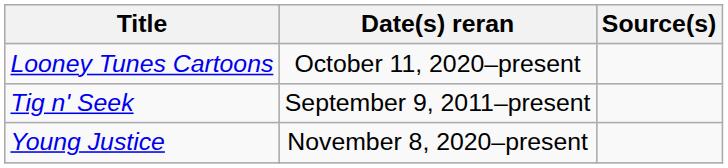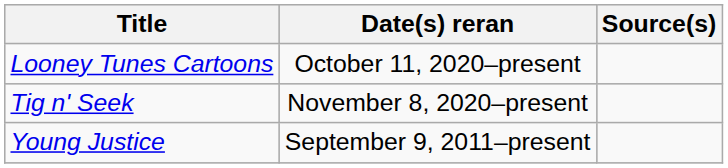(438, 102) September 9, 2011–present -> (438, 102) November 8, 2020–present
(438, 142) November 8, 2020–present -> (438, 142) September 9, 2011–present
